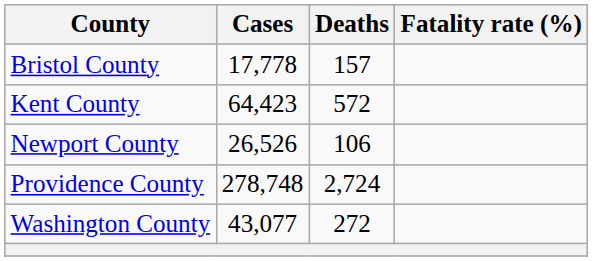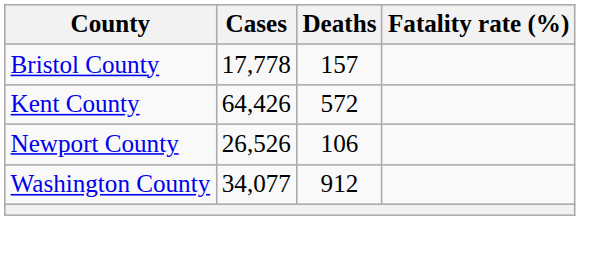(263, 104) 64,423 -> (256, 104) 64,426
- row: (107, 183)
(263, 223) 43,077 -> (256, 183) 34,077
(352, 223) 272 -> (339, 183) 912
